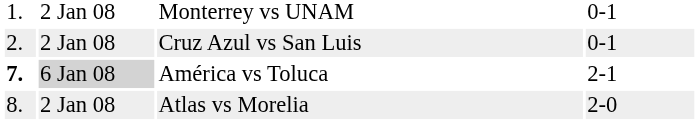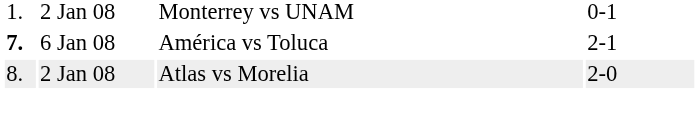- row: (260, 42)
(78, 73) lightgrey background -> (78, 42) no background
